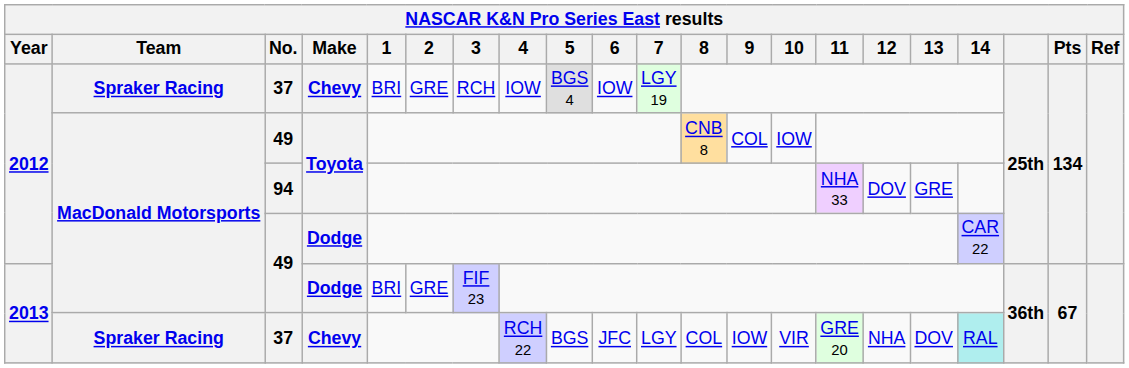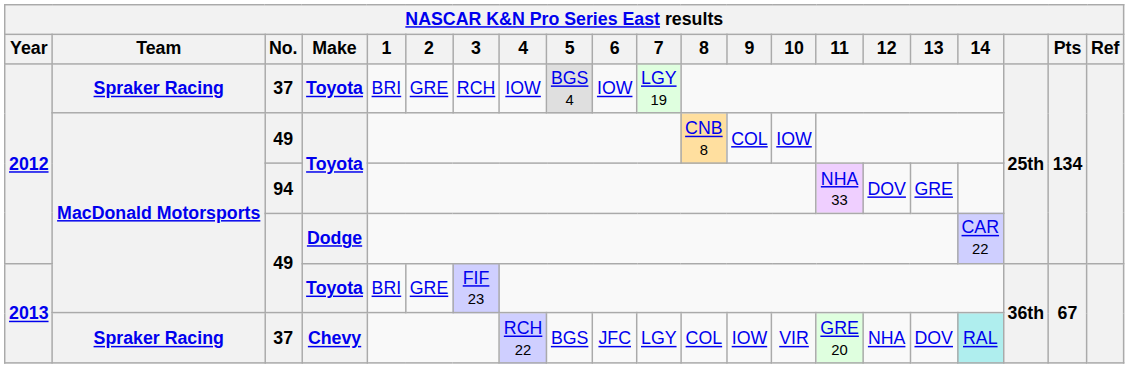(335, 88) Chevy -> (335, 88) Toyota
(335, 288) Dodge -> (335, 288) Toyota
